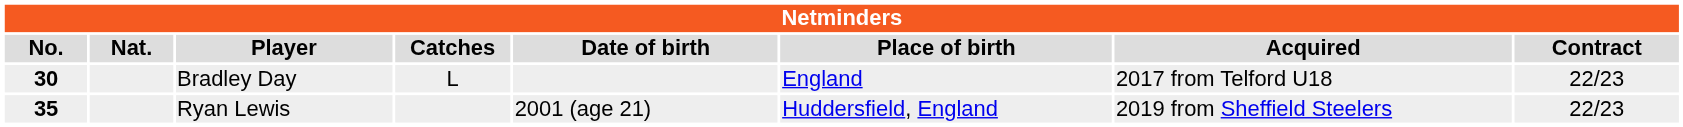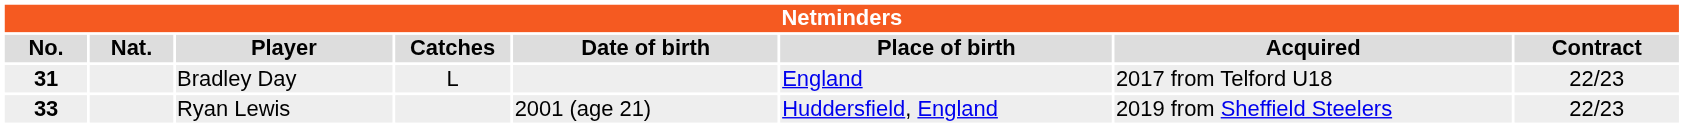(46, 78) 30 -> (46, 78) 31
(46, 108) 35 -> (46, 108) 33
